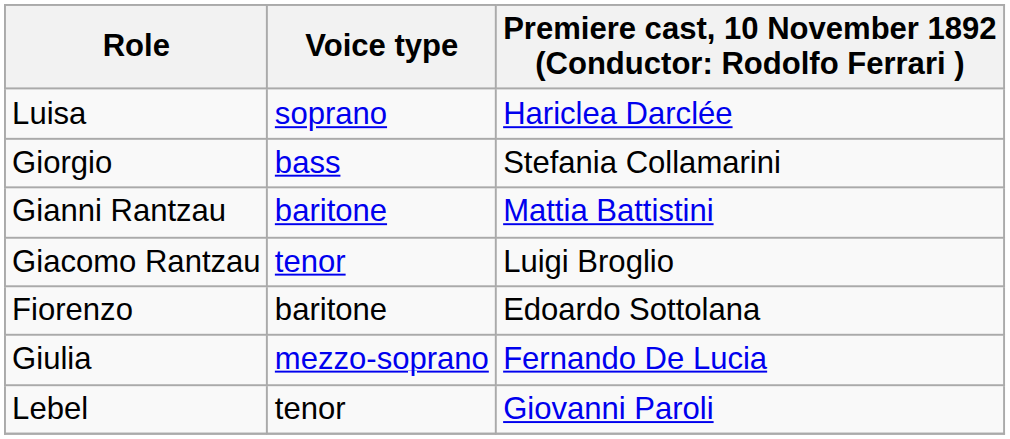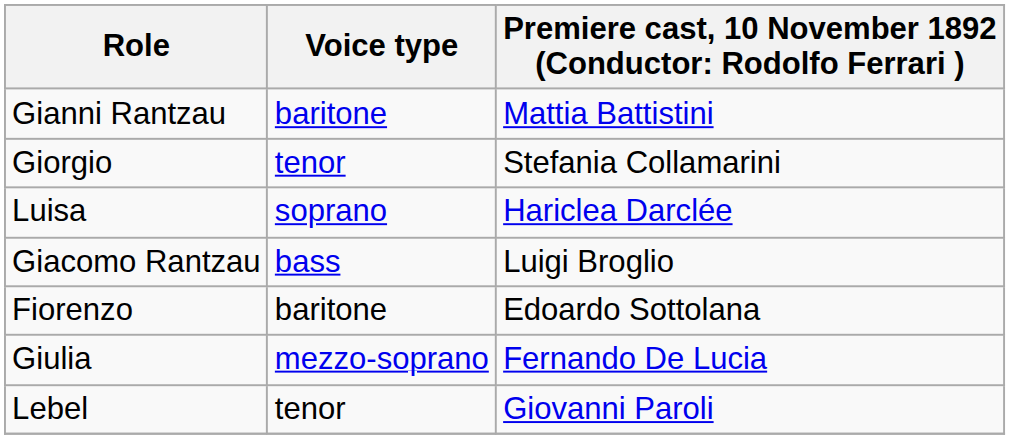rows swapped: (119, 211) <-> (49, 113)
(308, 162) bass -> (310, 162) tenor
(310, 260) tenor -> (308, 260) bass
